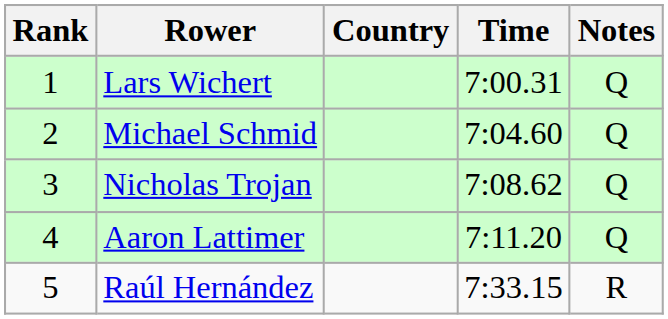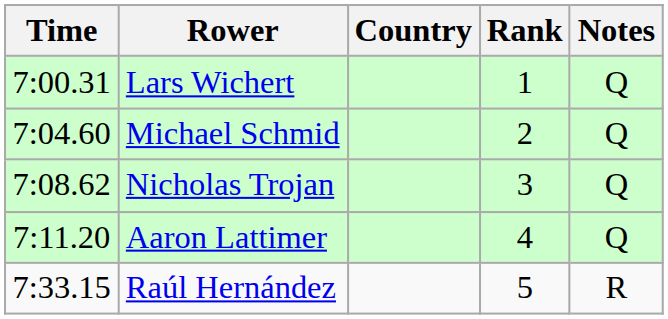columns swapped: (50, 30) <-> (514, 30)
